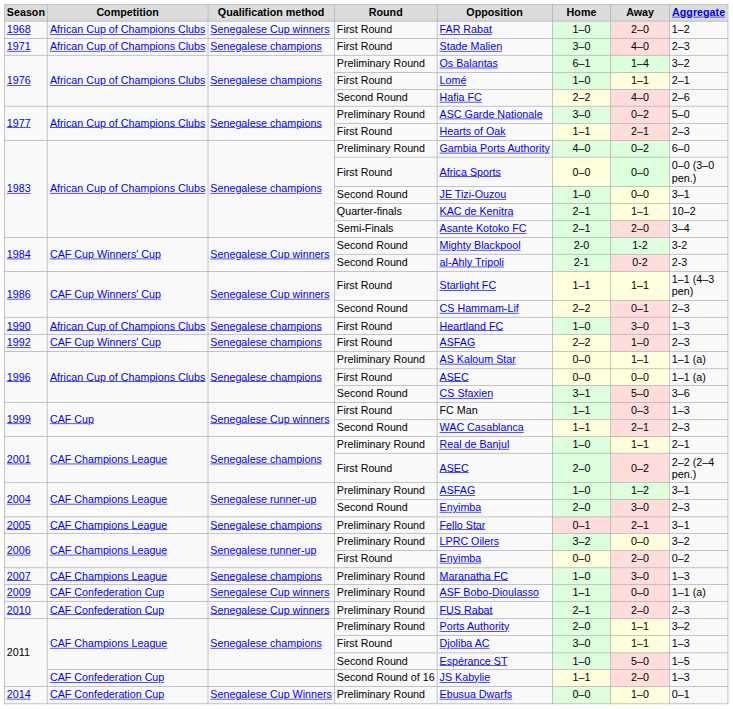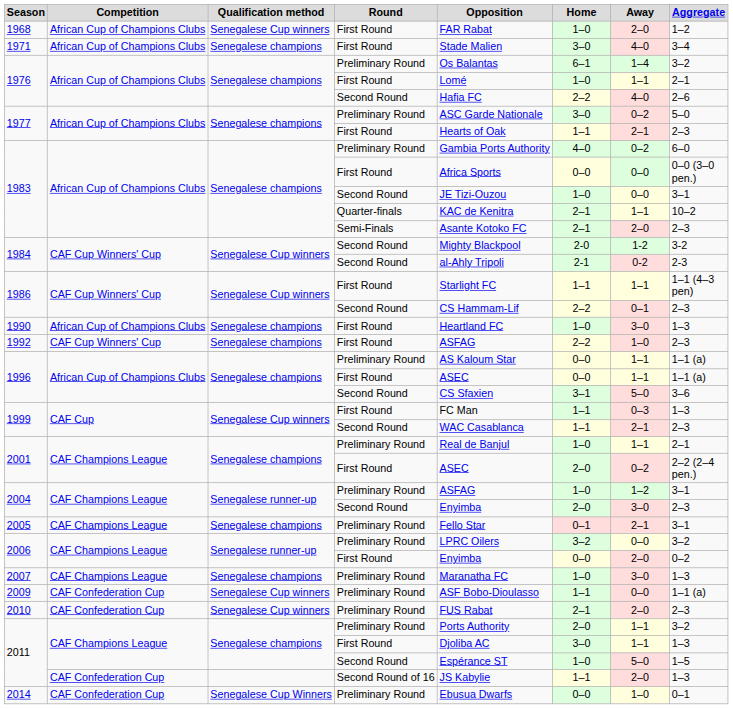(681, 47) 2–3 -> (681, 47) 3–4
(681, 229) 3–4 -> (681, 229) 2–3
(640, 377) 0–0 -> (640, 377) 1–1
